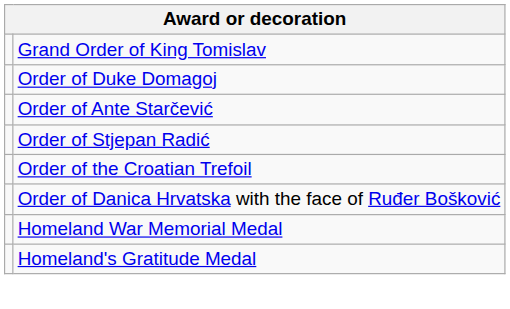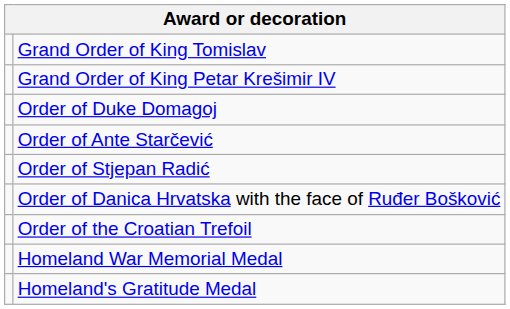+ row: (177, 79)
rows swapped: (259, 199) <-> (135, 169)
